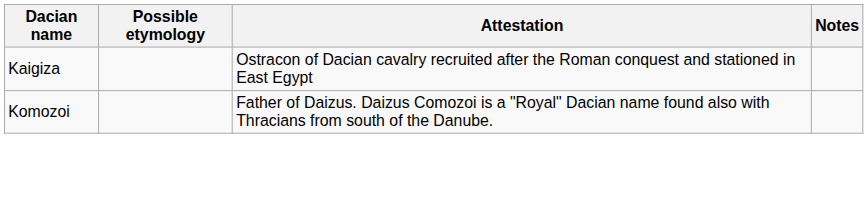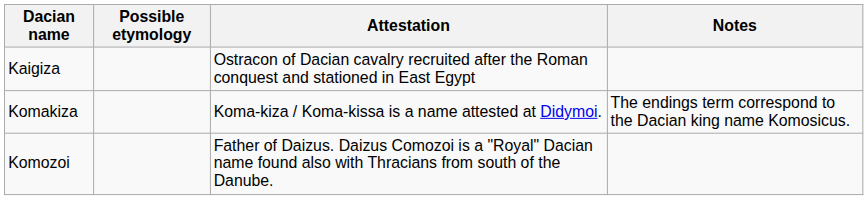+ row: (43, 111)
